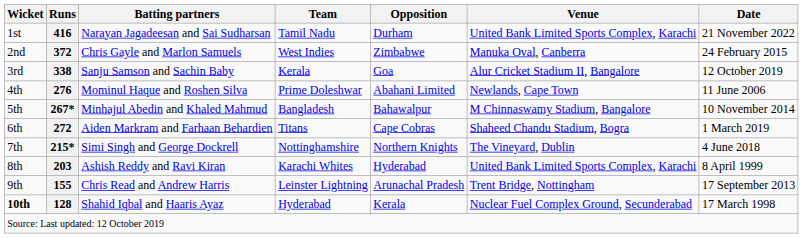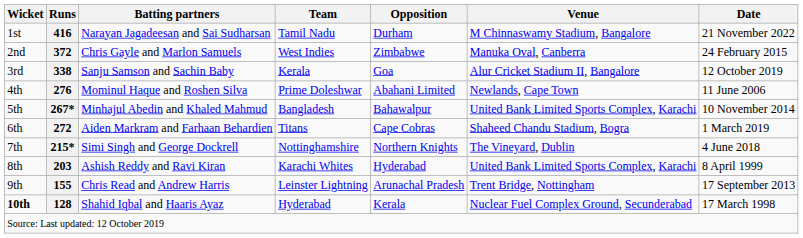(583, 33) United Bank Limited Sports Complex, Karachi -> (560, 33) M Chinnaswamy Stadium, Bangalore
(560, 109) M Chinnaswamy Stadium, Bangalore -> (583, 109) United Bank Limited Sports Complex, Karachi
